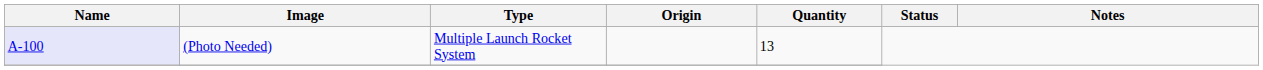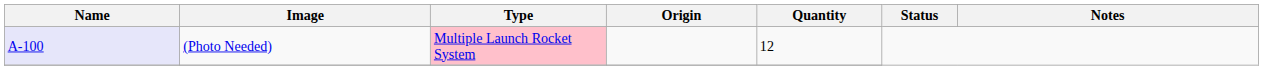(503, 45) no background -> (503, 45) pink background
(767, 45) 13 -> (767, 45) 12
